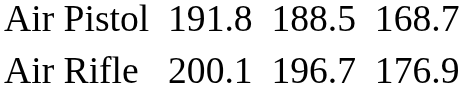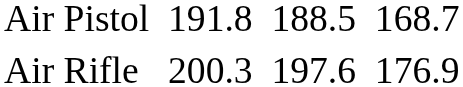(210, 70) 200.1 -> (210, 70) 200.3
(314, 70) 196.7 -> (314, 70) 197.6
